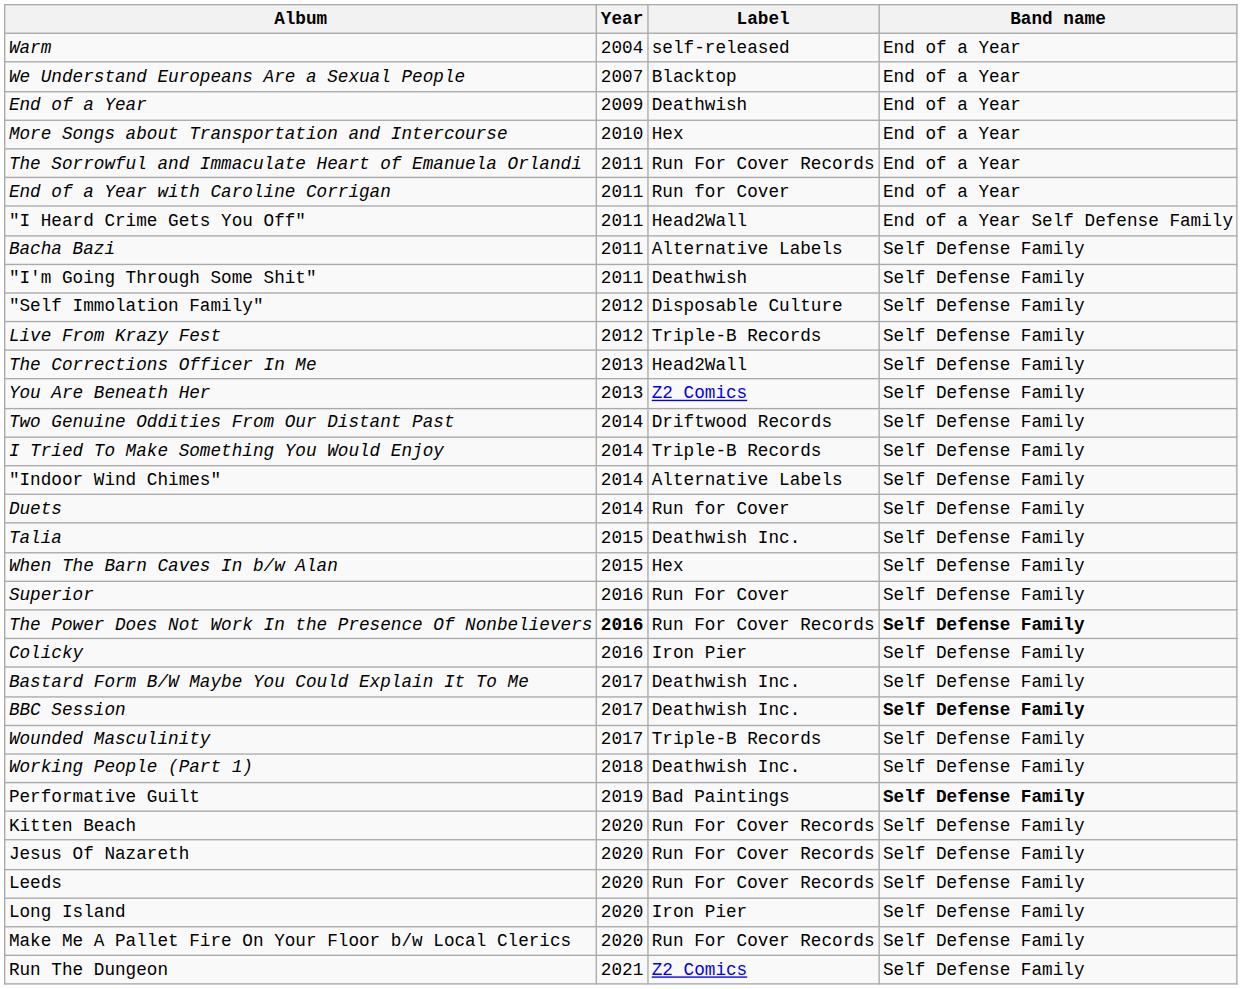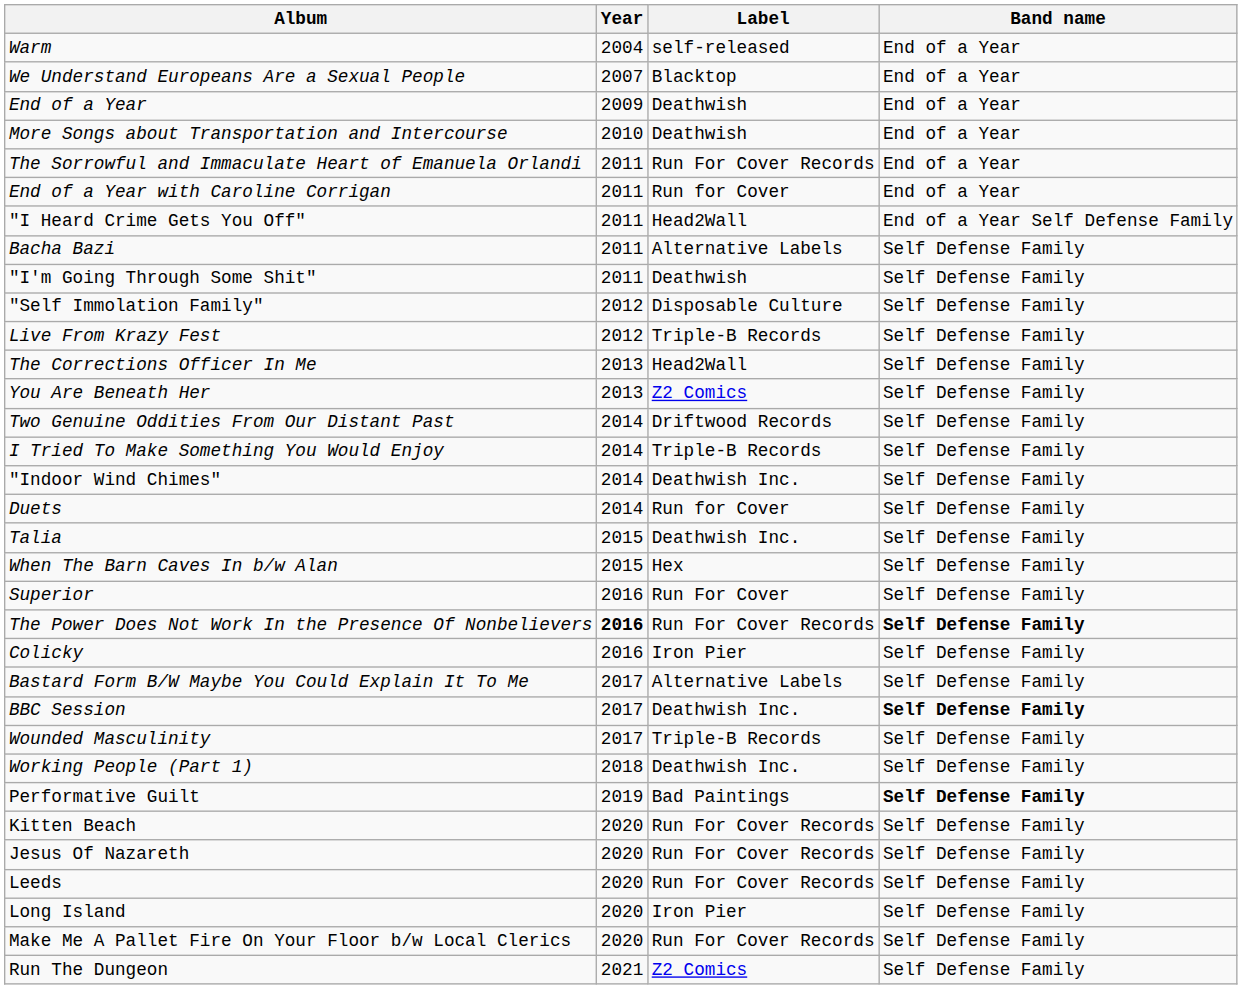(668, 134) Hex -> (699, 134) Deathwish
(747, 480) Alternative Labels -> (726, 480) Deathwish Inc.
(726, 682) Deathwish Inc. -> (747, 682) Alternative Labels
